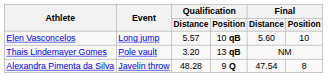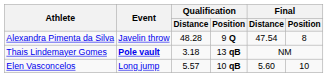rows swapped: (41, 39) <-> (60, 66)
(138, 52) normal -> (139, 52) bold
(191, 52) 3.20 -> (191, 52) 3.18
